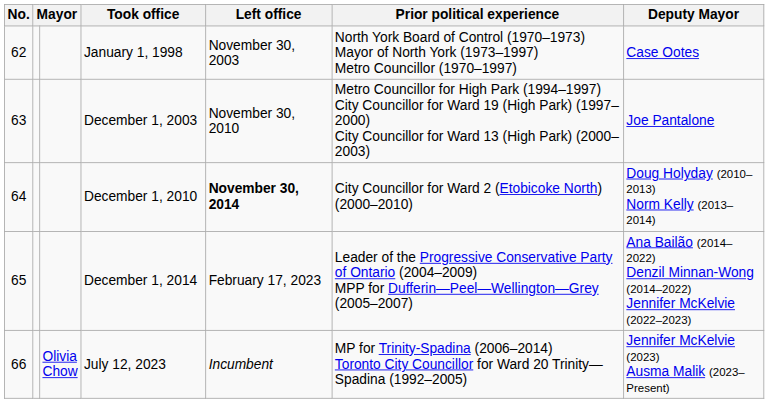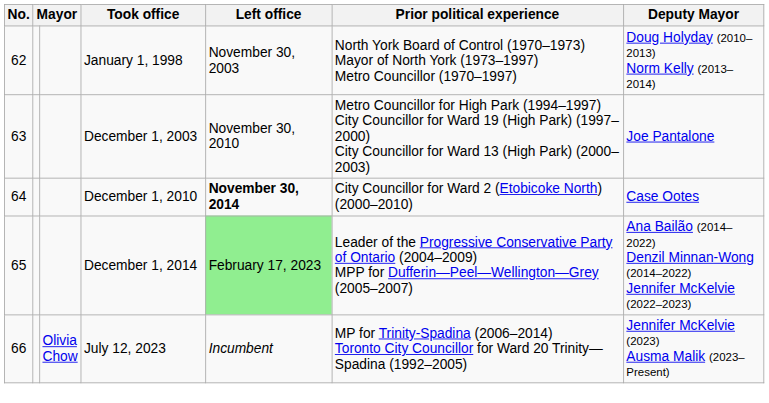(663, 52) Case Ootes -> (689, 60) Doug Holyday (2010–2013) Norm Kelly (2013–2014)
(689, 196) Doug Holyday (2010–2013) Norm Kelly (2013–2014) -> (663, 196) Case Ootes
(265, 280) no background -> (265, 265) lightgreen background
